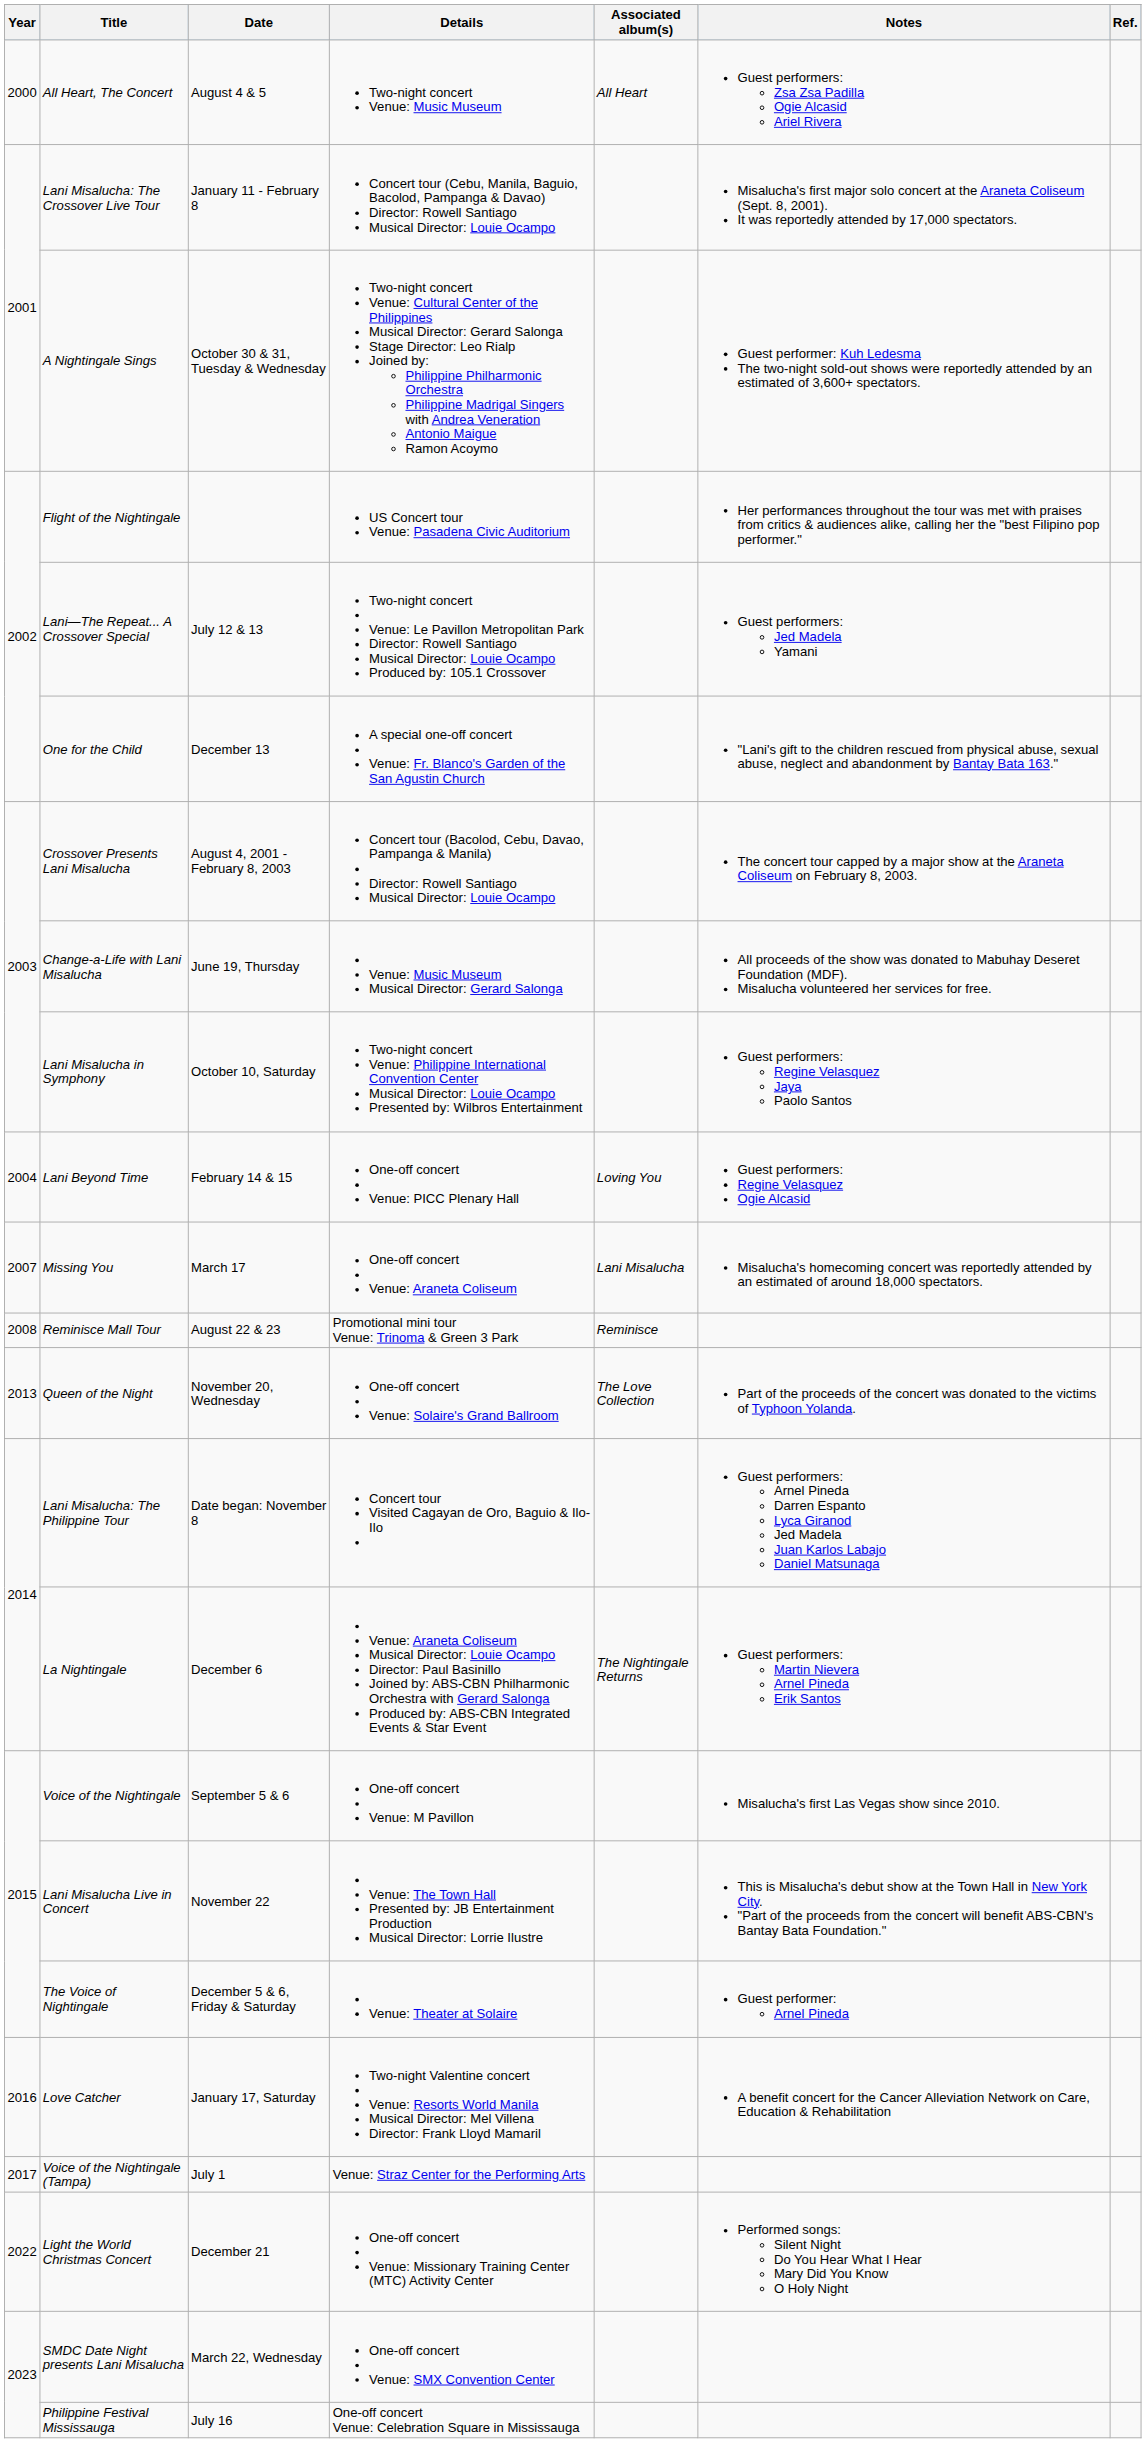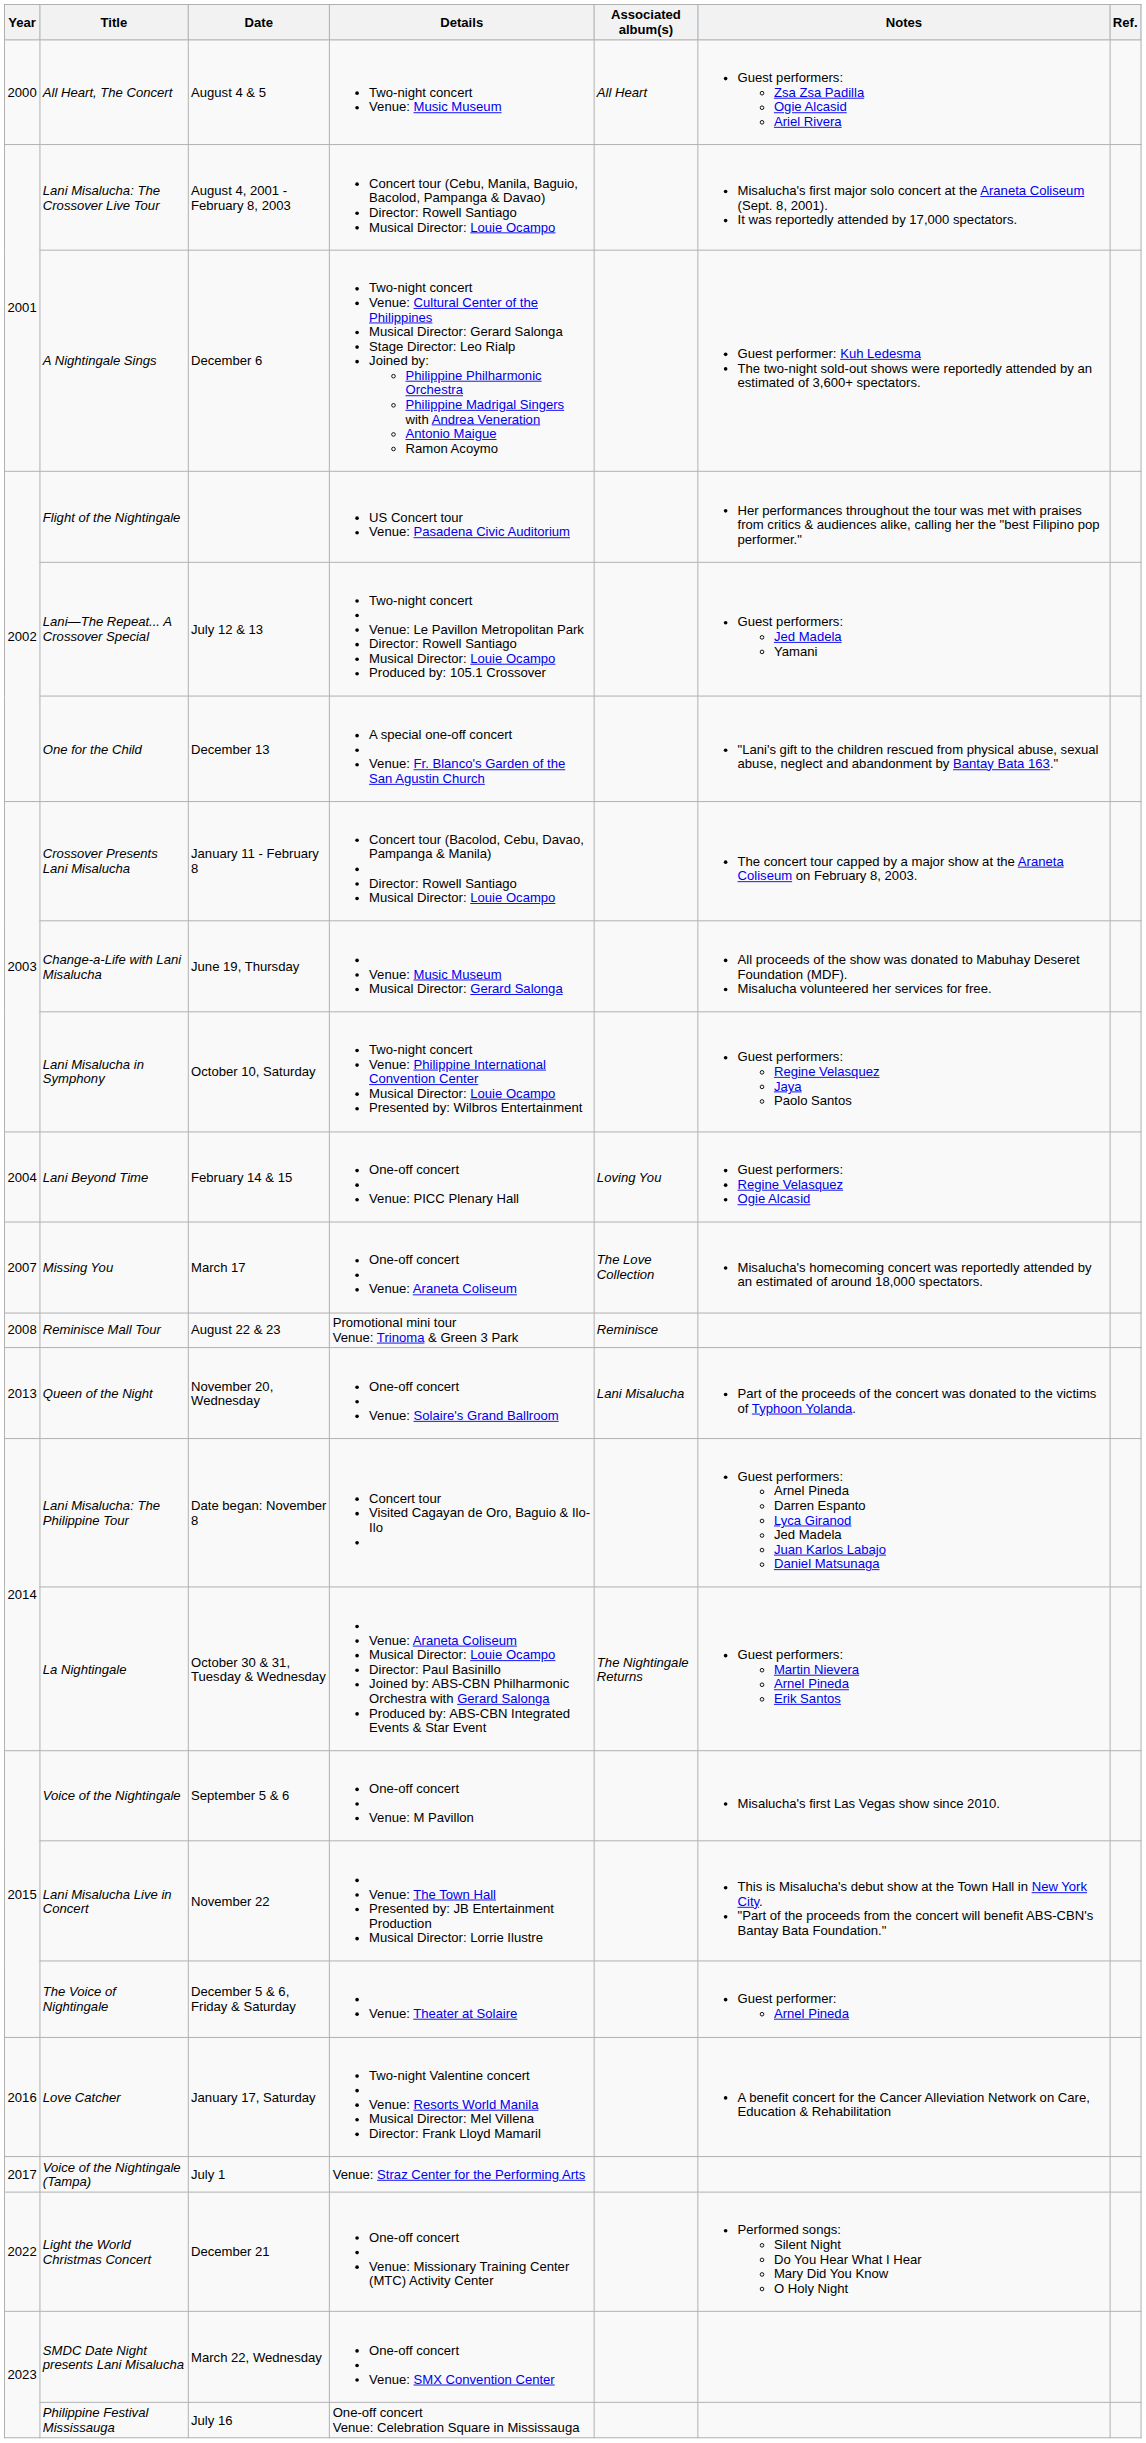(255, 198) January 11 - February 8 -> (241, 198) August 4, 2001 - February 8, 2003
(258, 361) October 30 & 31, Tuesday & Wednesday -> (227, 361) December 6
(241, 862) August 4, 2001 - February 8, 2003 -> (255, 862) January 11 - February 8
(641, 1268) Lani Misalucha -> (626, 1268) The Love Collection
(626, 1394) The Love Collection -> (641, 1394) Lani Misalucha
(227, 1669) December 6 -> (258, 1669) October 30 & 31, Tuesday & Wednesday
